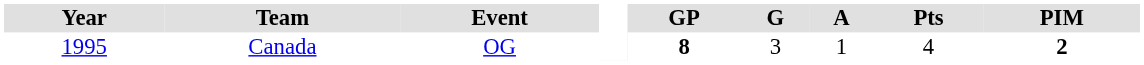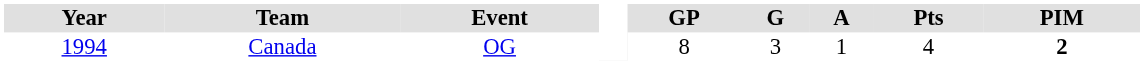(84, 46) 1995 -> (84, 46) 1994
(684, 46) bold -> (684, 46) normal
